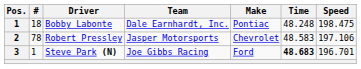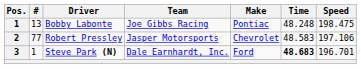(36, 25) 18 -> (36, 25) 13
(178, 25) Dale Earnhardt, Inc. -> (167, 25) Joe Gibbs Racing
(36, 39) 78 -> (36, 39) 77
(167, 53) Joe Gibbs Racing -> (178, 53) Dale Earnhardt, Inc.
